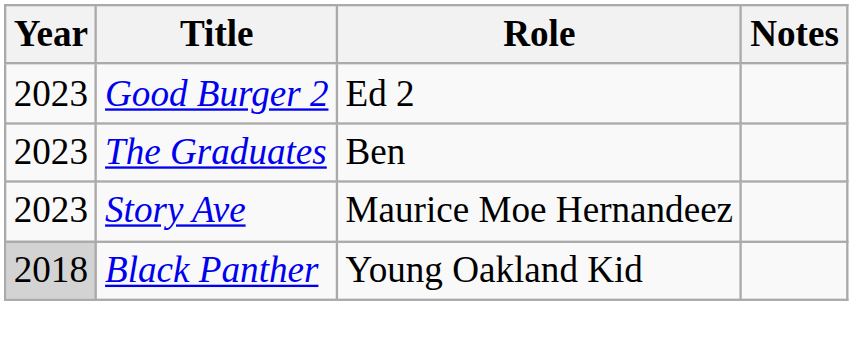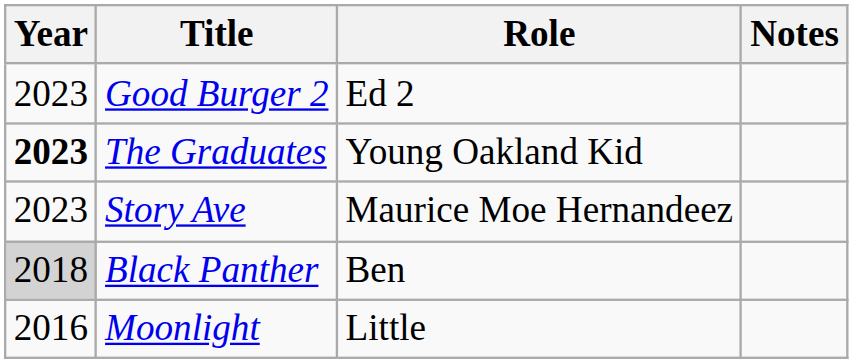(51, 151) normal -> (51, 151) bold
(375, 151) Ben -> (494, 151) Young Oakland Kid
(494, 269) Young Oakland Kid -> (375, 269) Ben
+ row: (182, 328)
